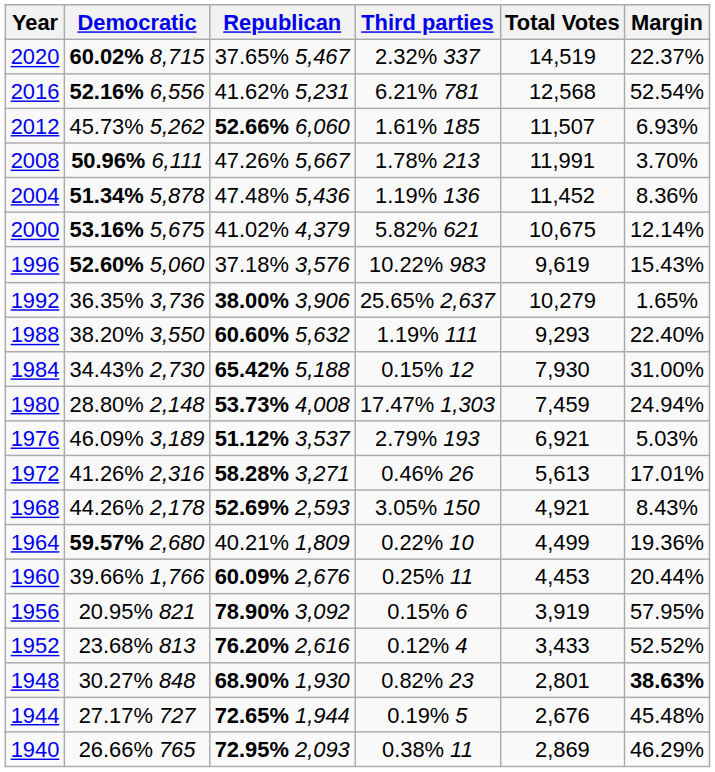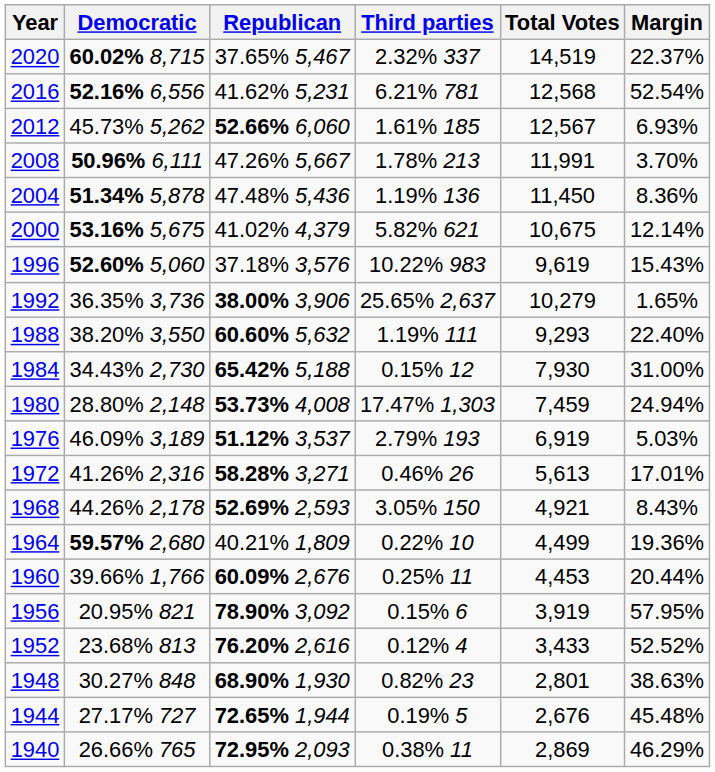(562, 126) 11,507 -> (562, 126) 12,567
(562, 195) 11,452 -> (562, 195) 11,450
(562, 438) 6,921 -> (562, 438) 6,919
(667, 681) bold -> (667, 681) normal
